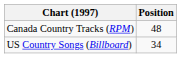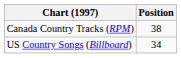(156, 28) 48 -> (156, 28) 38
